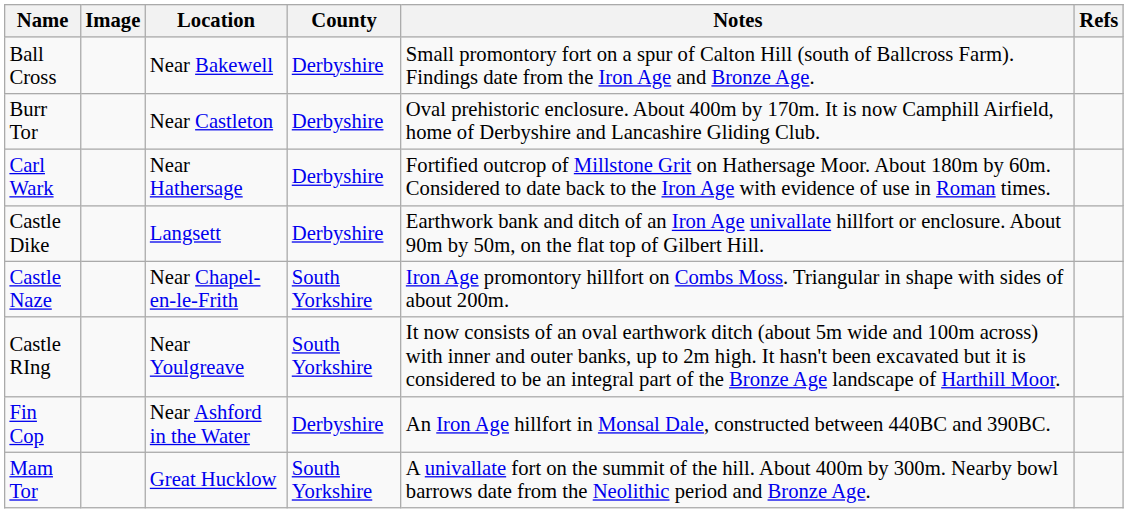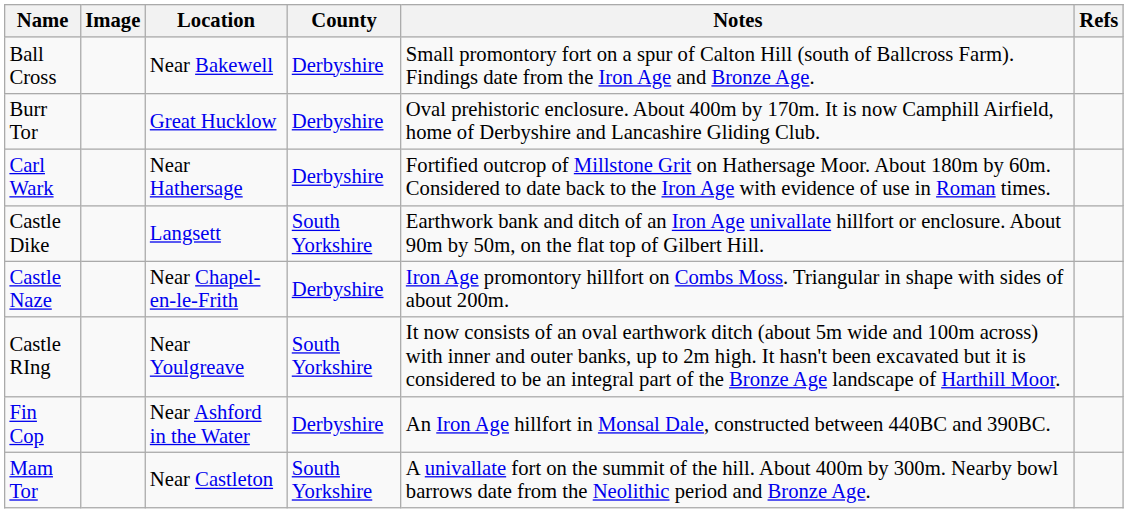(211, 121) Near Castleton -> (213, 121) Great Hucklow
(338, 233) Derbyshire -> (332, 233) South Yorkshire
(332, 289) South Yorkshire -> (338, 289) Derbyshire
(213, 480) Great Hucklow -> (211, 480) Near Castleton
